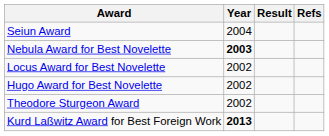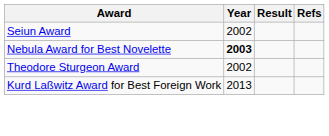(239, 31) 2004 -> (239, 31) 2002
- row: (86, 67)
- row: (85, 85)
(239, 121) bold -> (239, 85) normal
